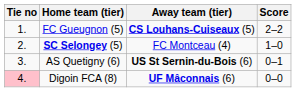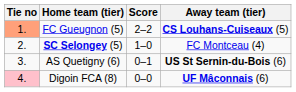columns swapped: (274, 12) <-> (192, 12)
(22, 29) no background -> (22, 29) lightsalmon background
